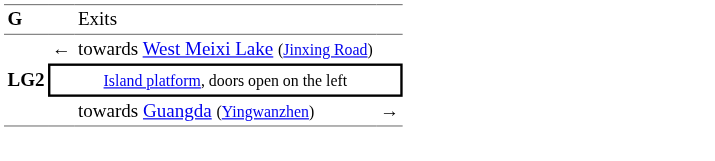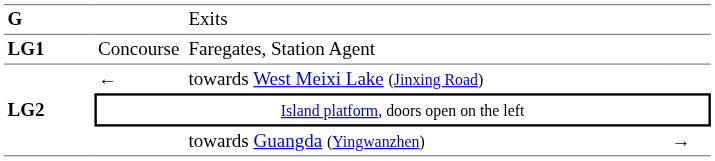+ row: (139, 49)
